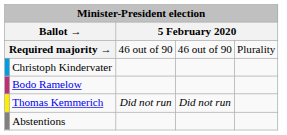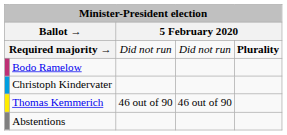(146, 48) 46 out of 90 -> (146, 48) Did not run
(205, 48) 46 out of 90 -> (205, 48) Did not run
(256, 48) normal -> (258, 48) bold
rows swapped: (47, 84) <-> (62, 66)
(146, 102) Did not run -> (146, 102) 46 out of 90
(205, 102) Did not run -> (205, 102) 46 out of 90
